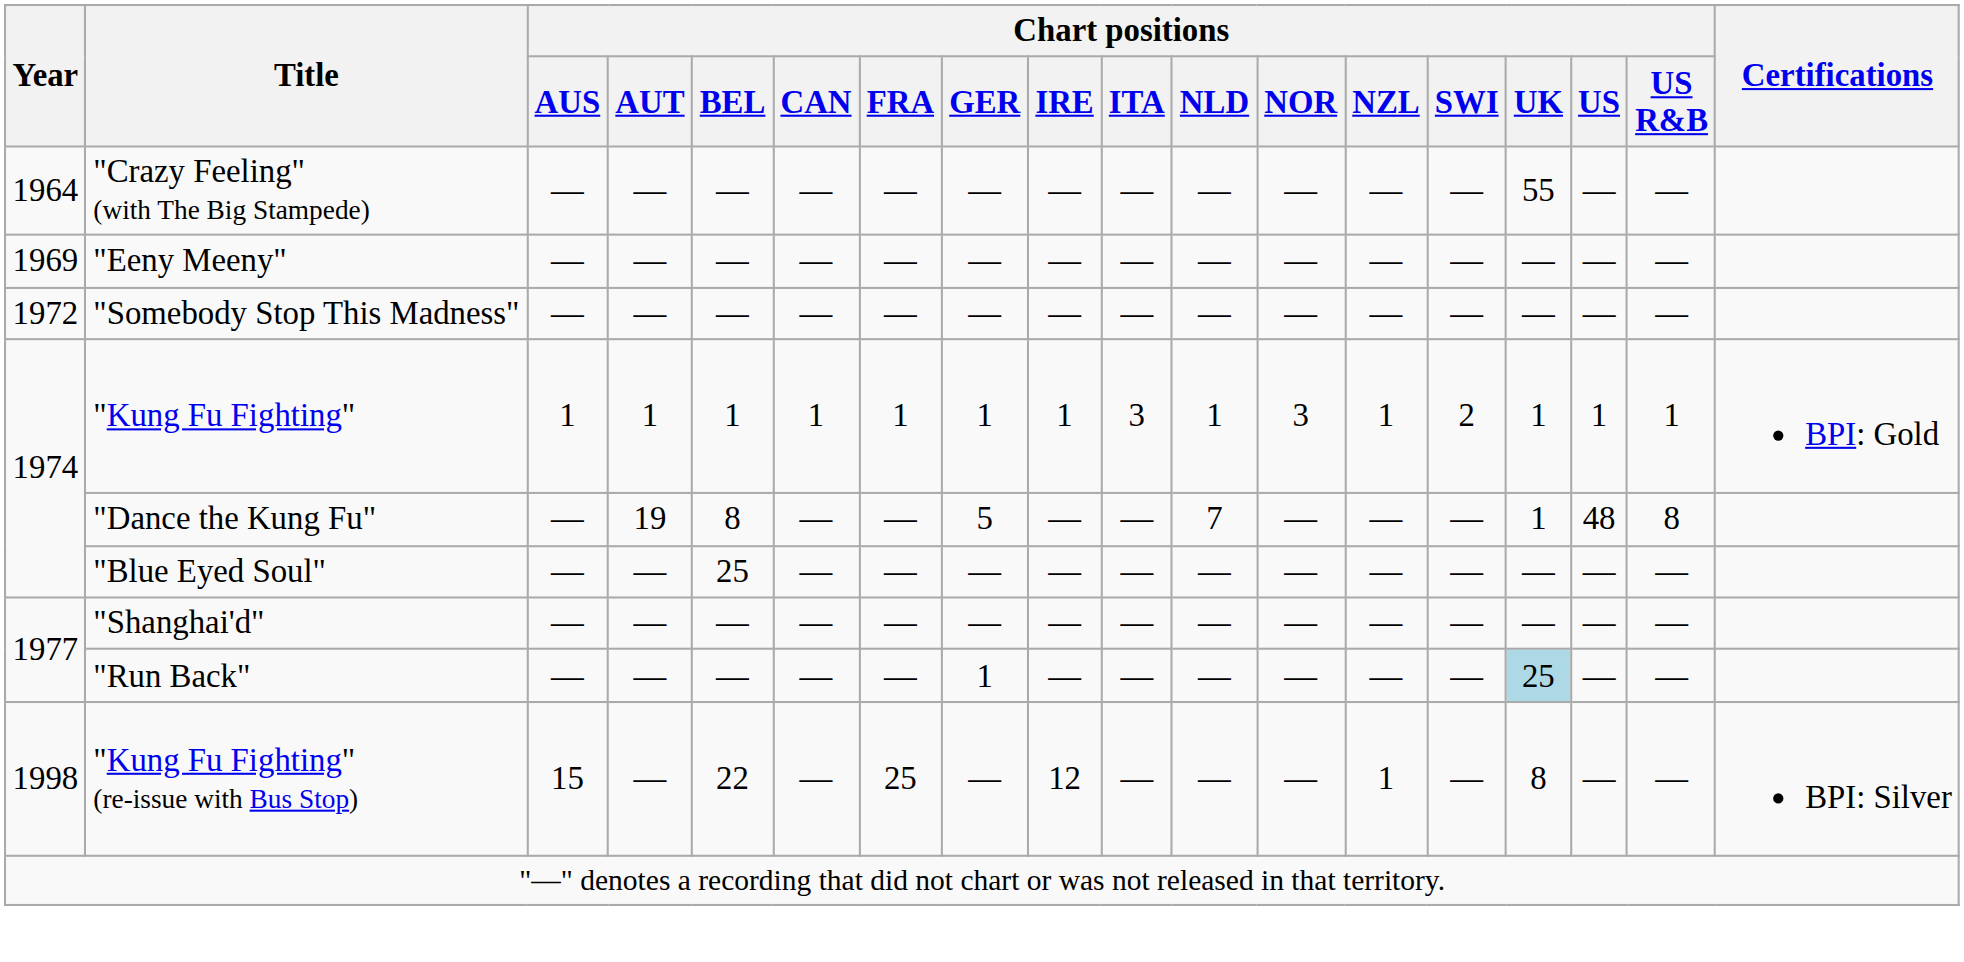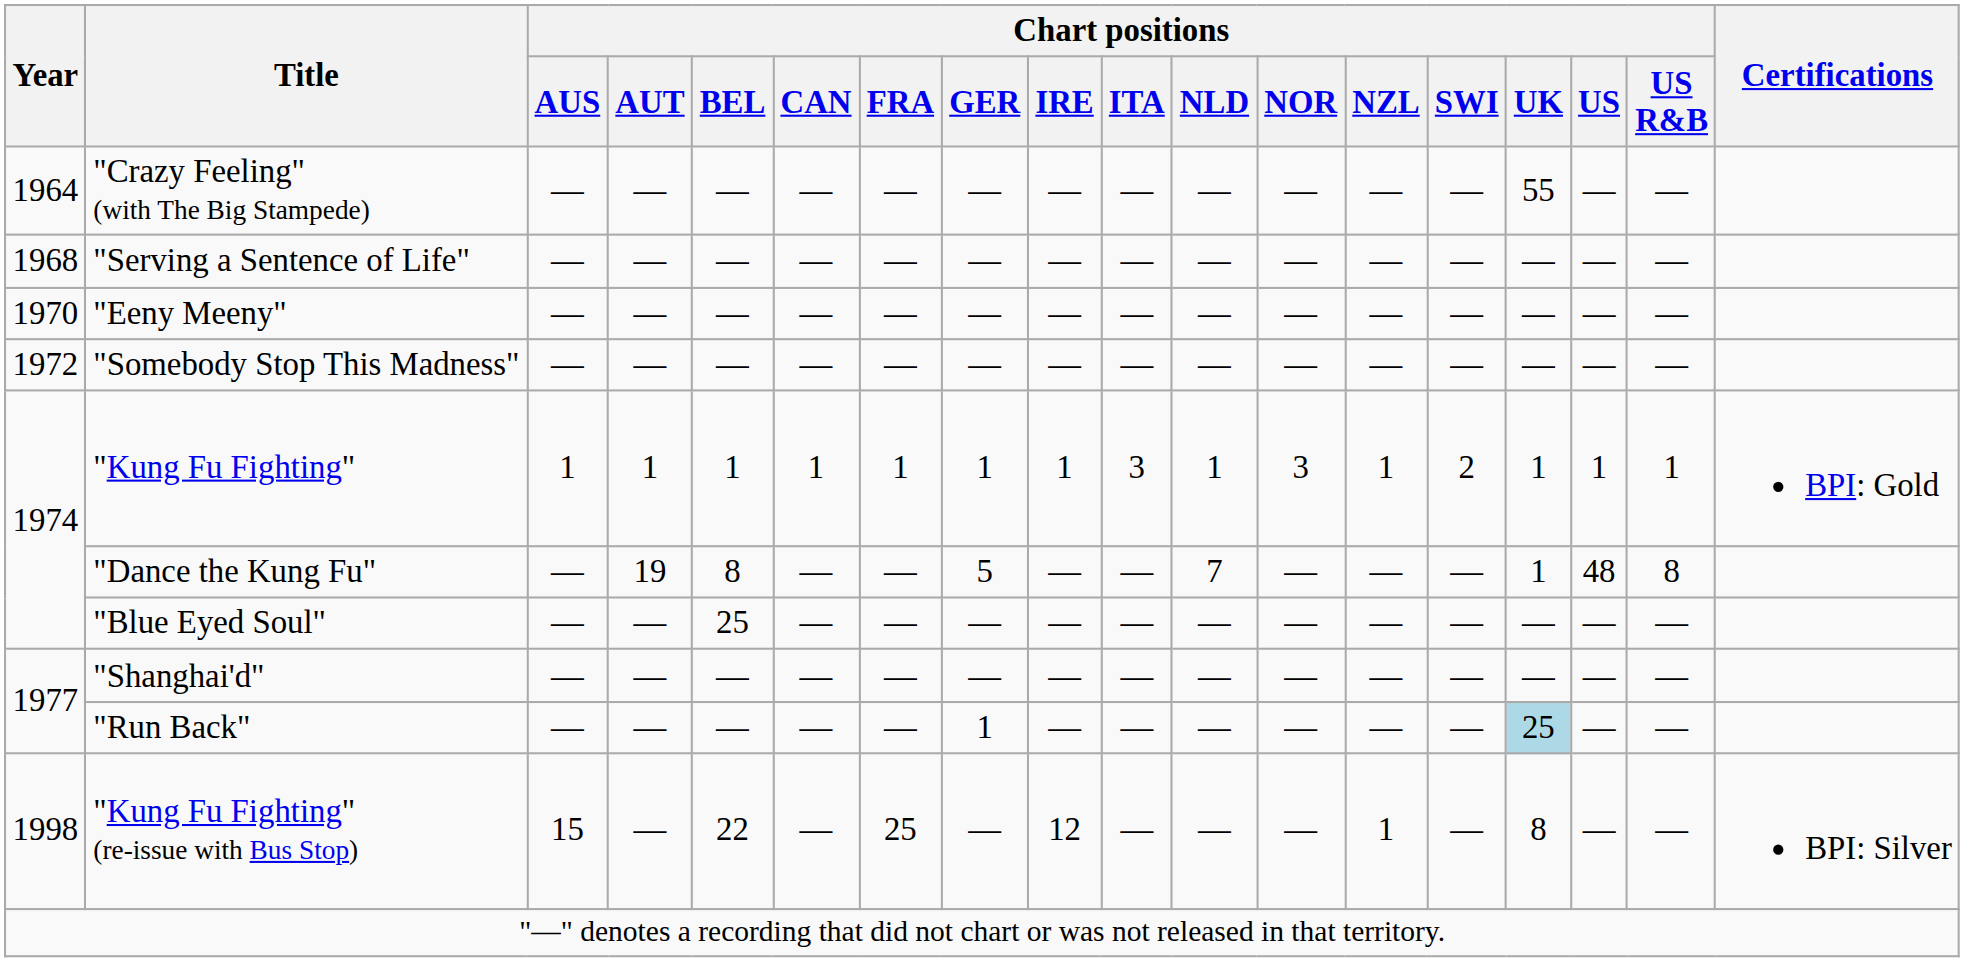+ row: (282, 260)
(45, 260) 1969 -> (45, 312) 1970
